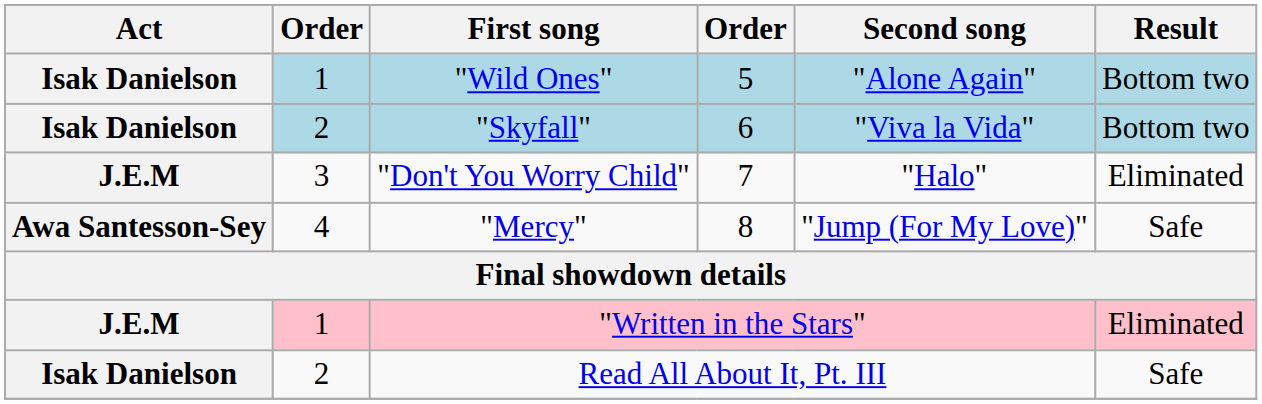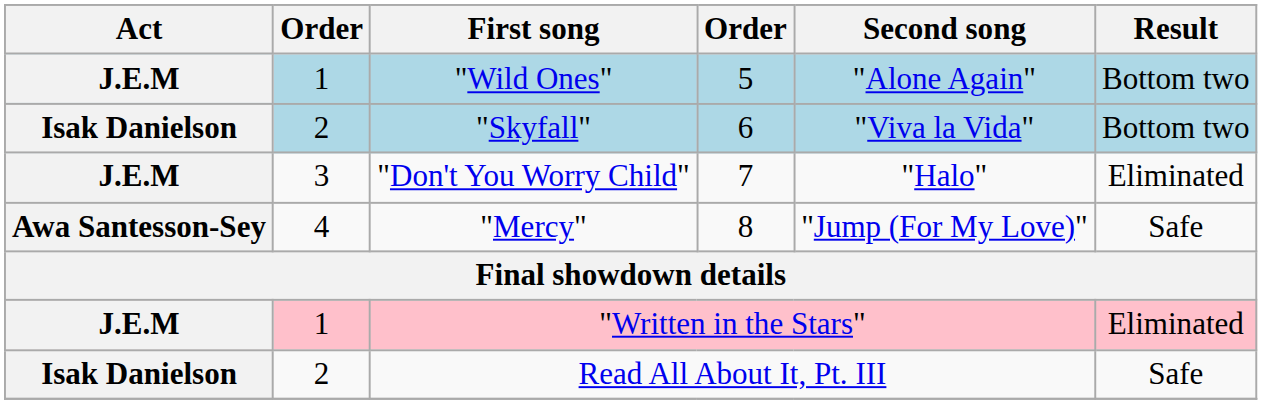(139, 78) Isak Danielson -> (139, 78) J.E.M
